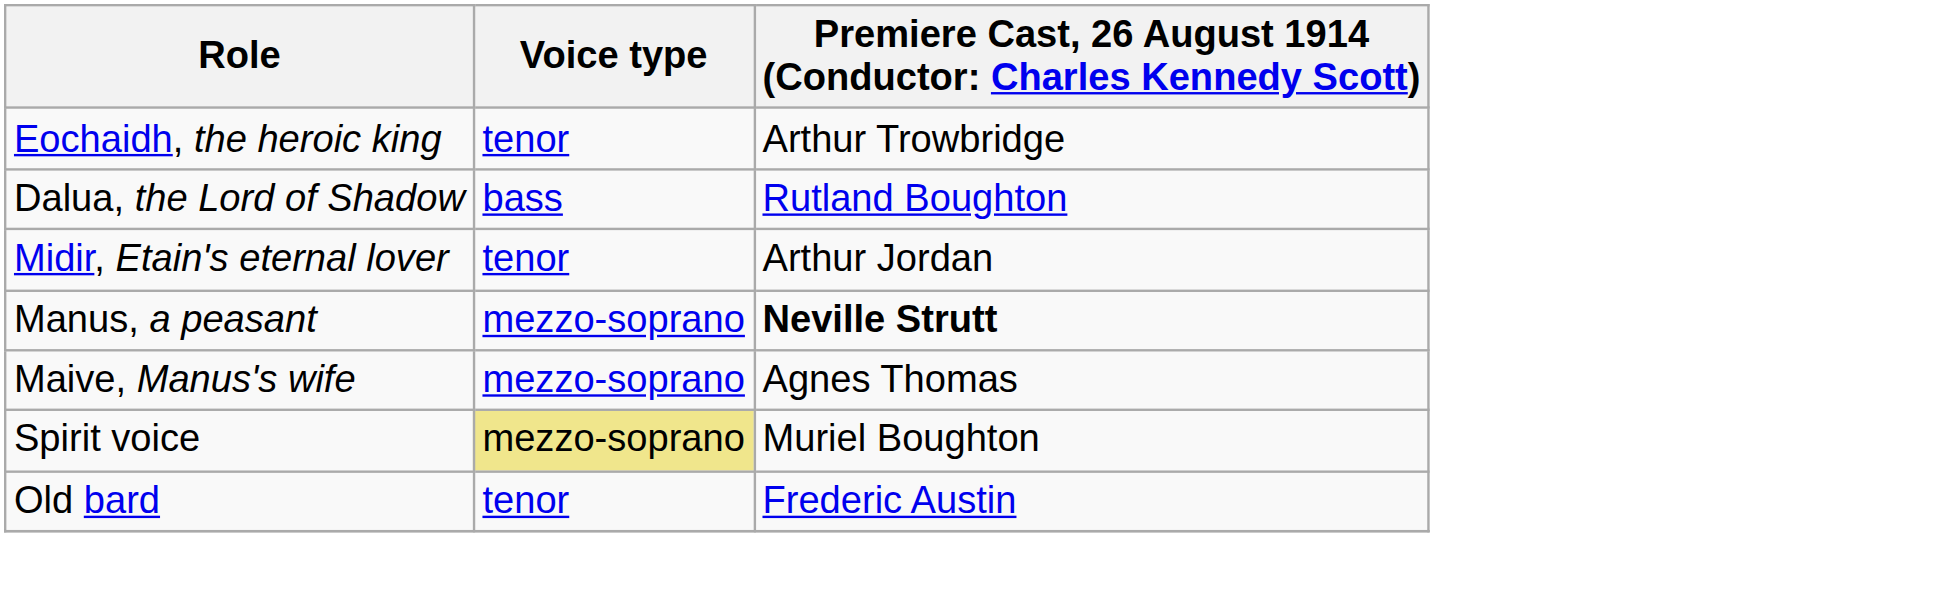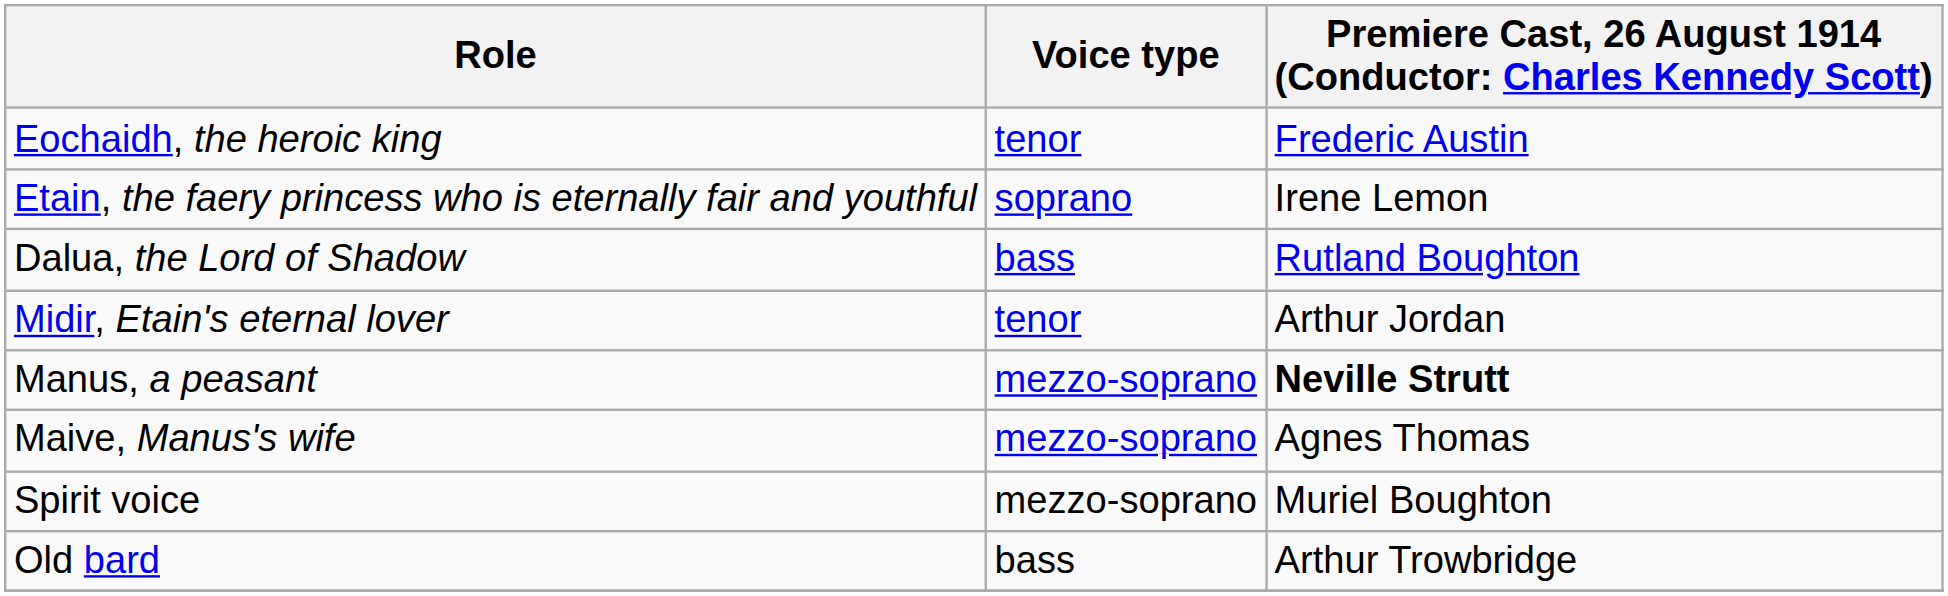(914, 137) Arthur Trowbridge -> (1402, 137) Frederic Austin
+ row: (496, 198)
(614, 439) khaki background -> (1126, 500) no background
(526, 500) tenor -> (1035, 560) bass
(889, 500) Frederic Austin -> (1426, 560) Arthur Trowbridge
